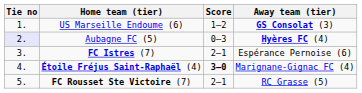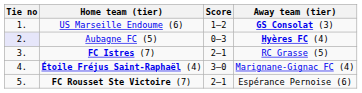(295, 53) Espérance Pernoise (6) -> (295, 53) RC Grasse (5)
(219, 67) bold -> (219, 67) normal
(295, 81) RC Grasse (5) -> (295, 81) Espérance Pernoise (6)
